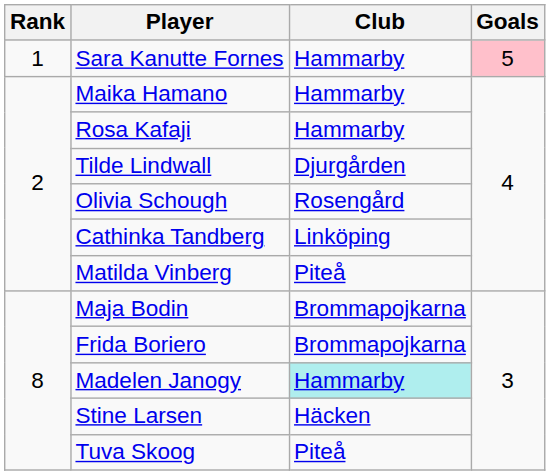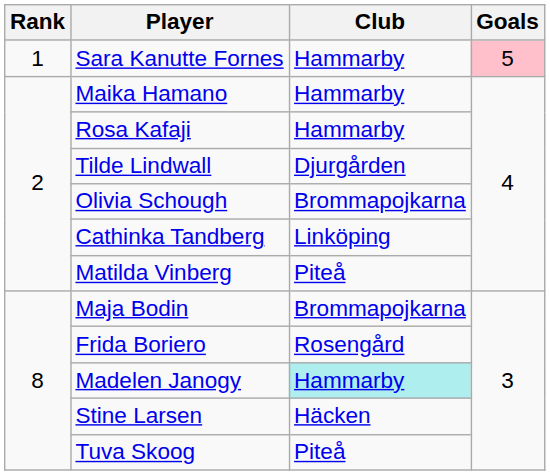(349, 201) Rosengård -> (380, 201) Brommapojkarna
(380, 344) Brommapojkarna -> (349, 344) Rosengård
